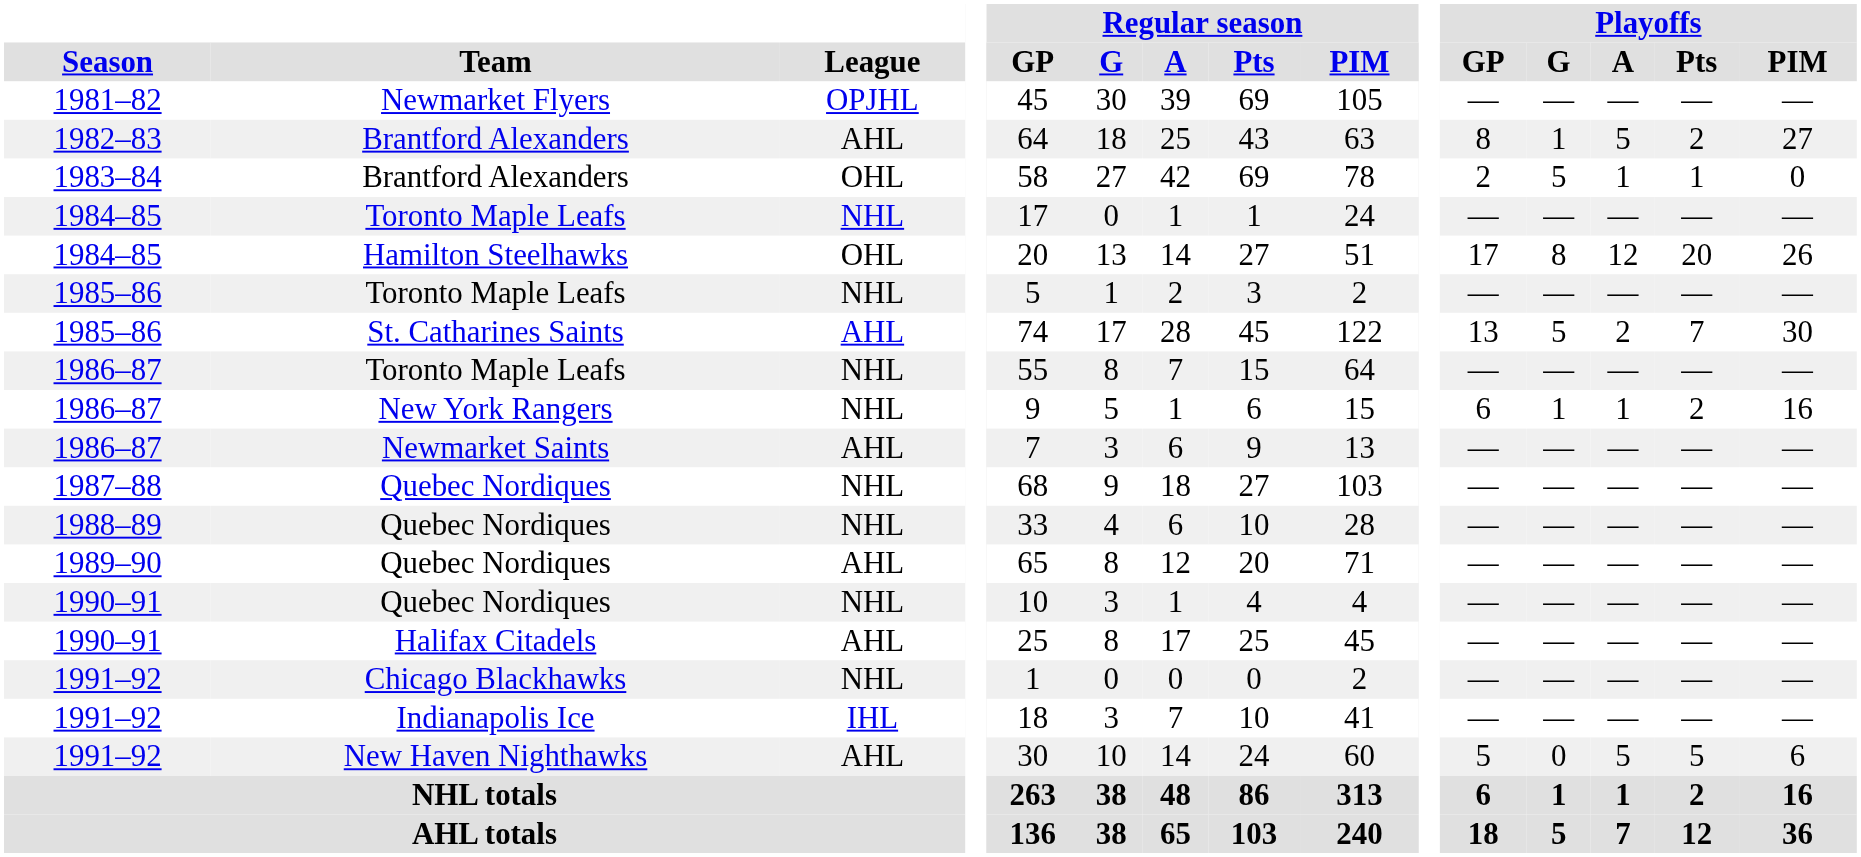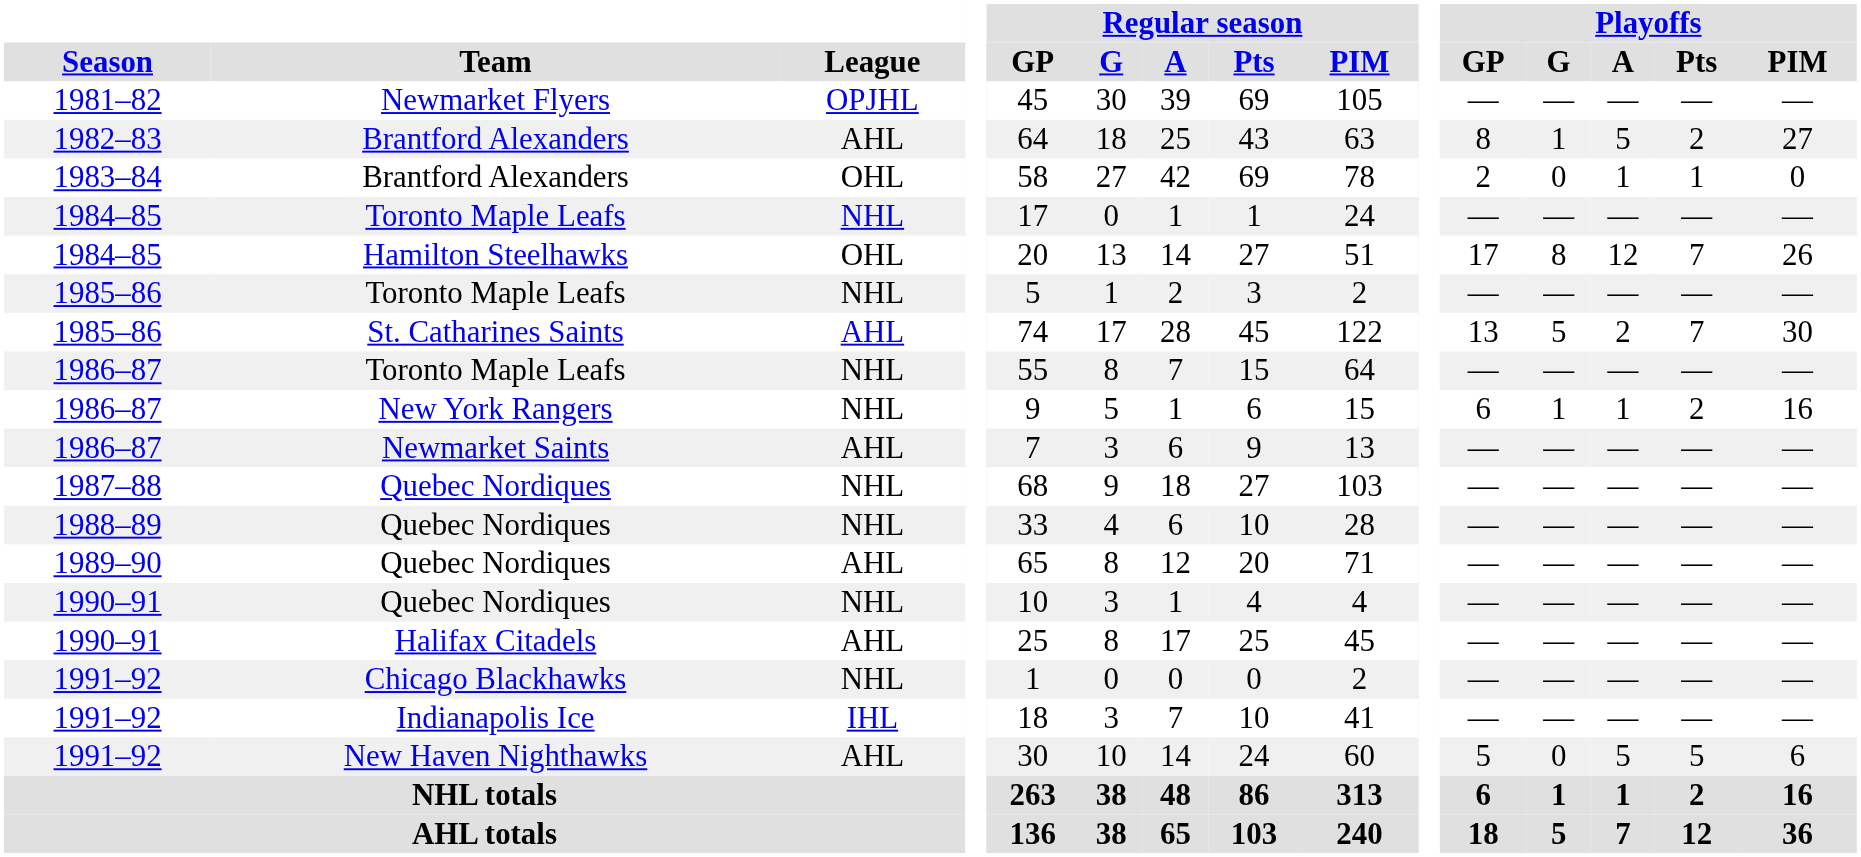(1559, 177) 5 -> (1559, 177) 0
(1697, 254) 20 -> (1697, 254) 7
